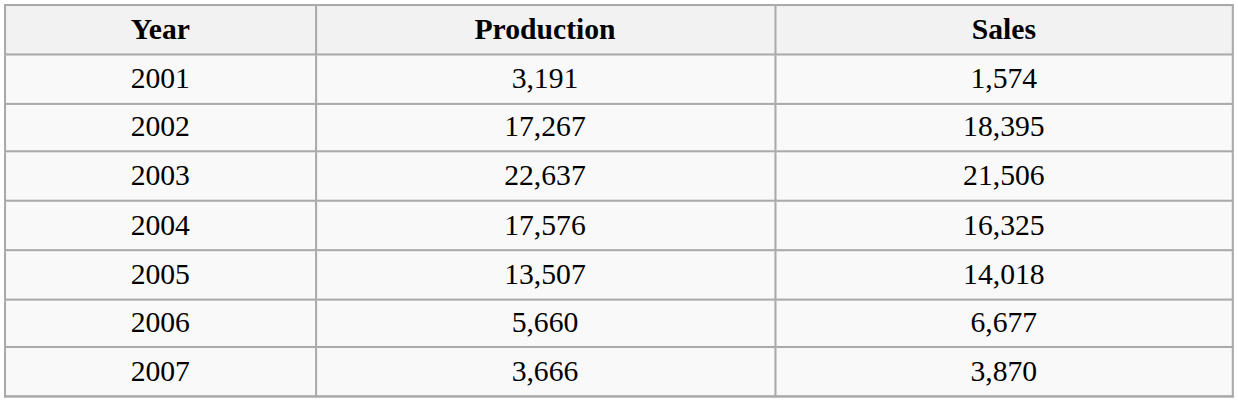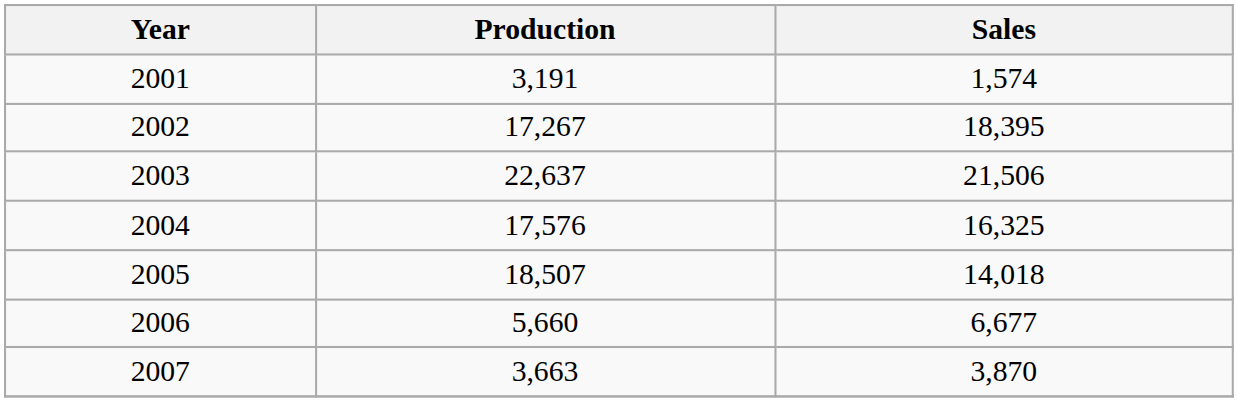(545, 273) 13,507 -> (545, 273) 18,507
(545, 371) 3,666 -> (545, 371) 3,663
